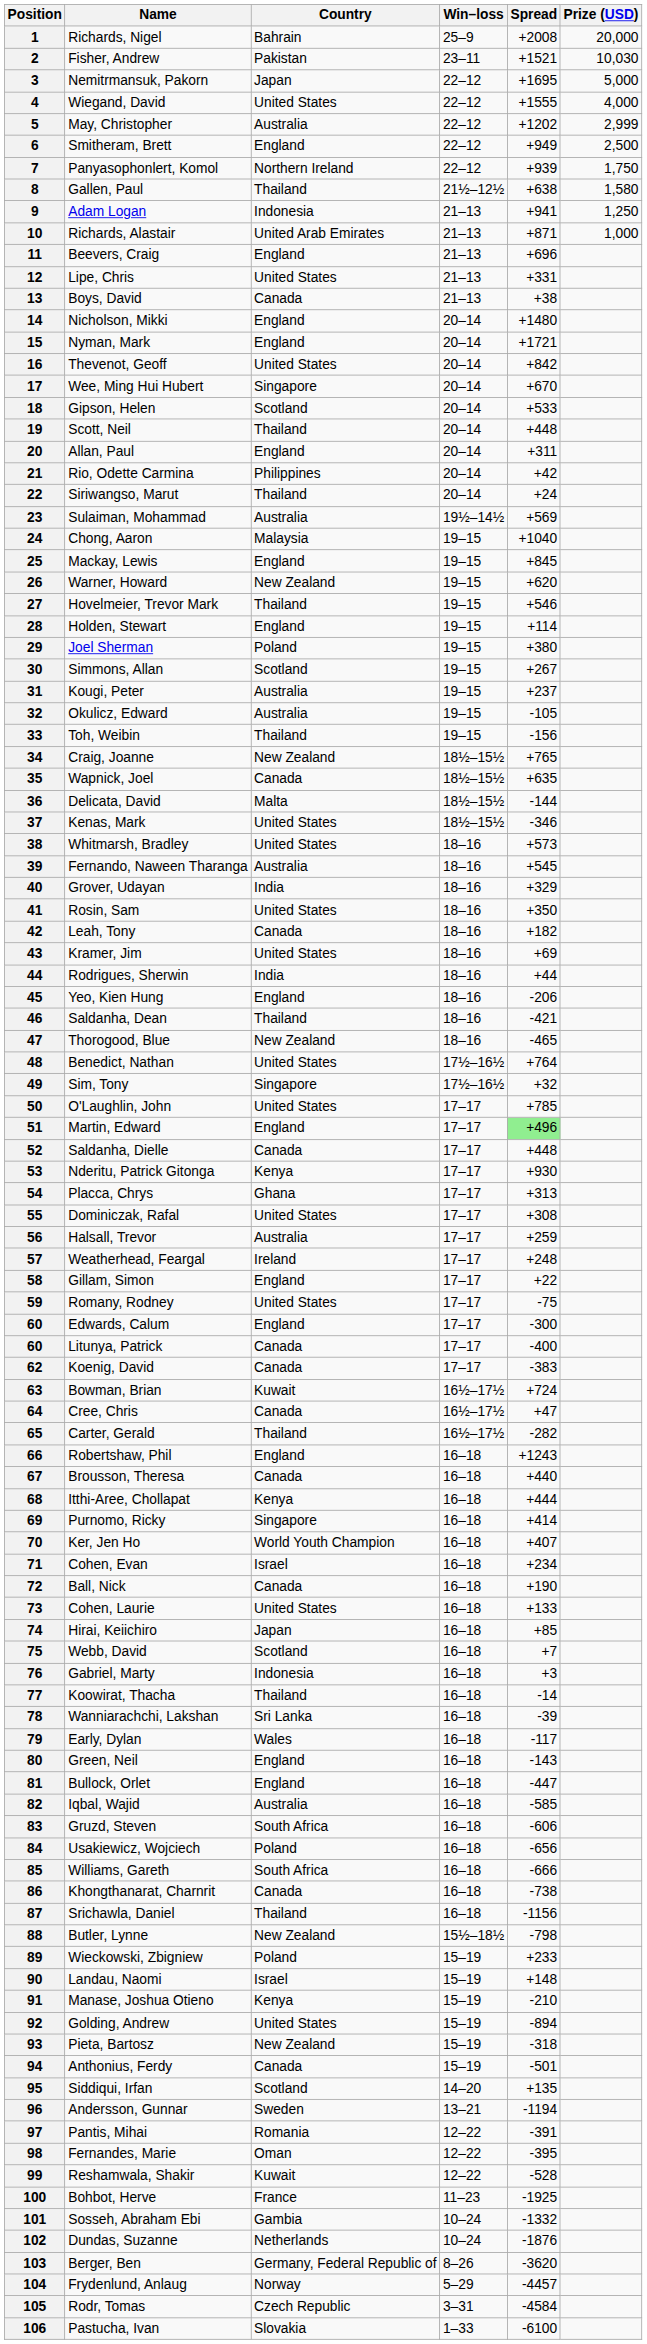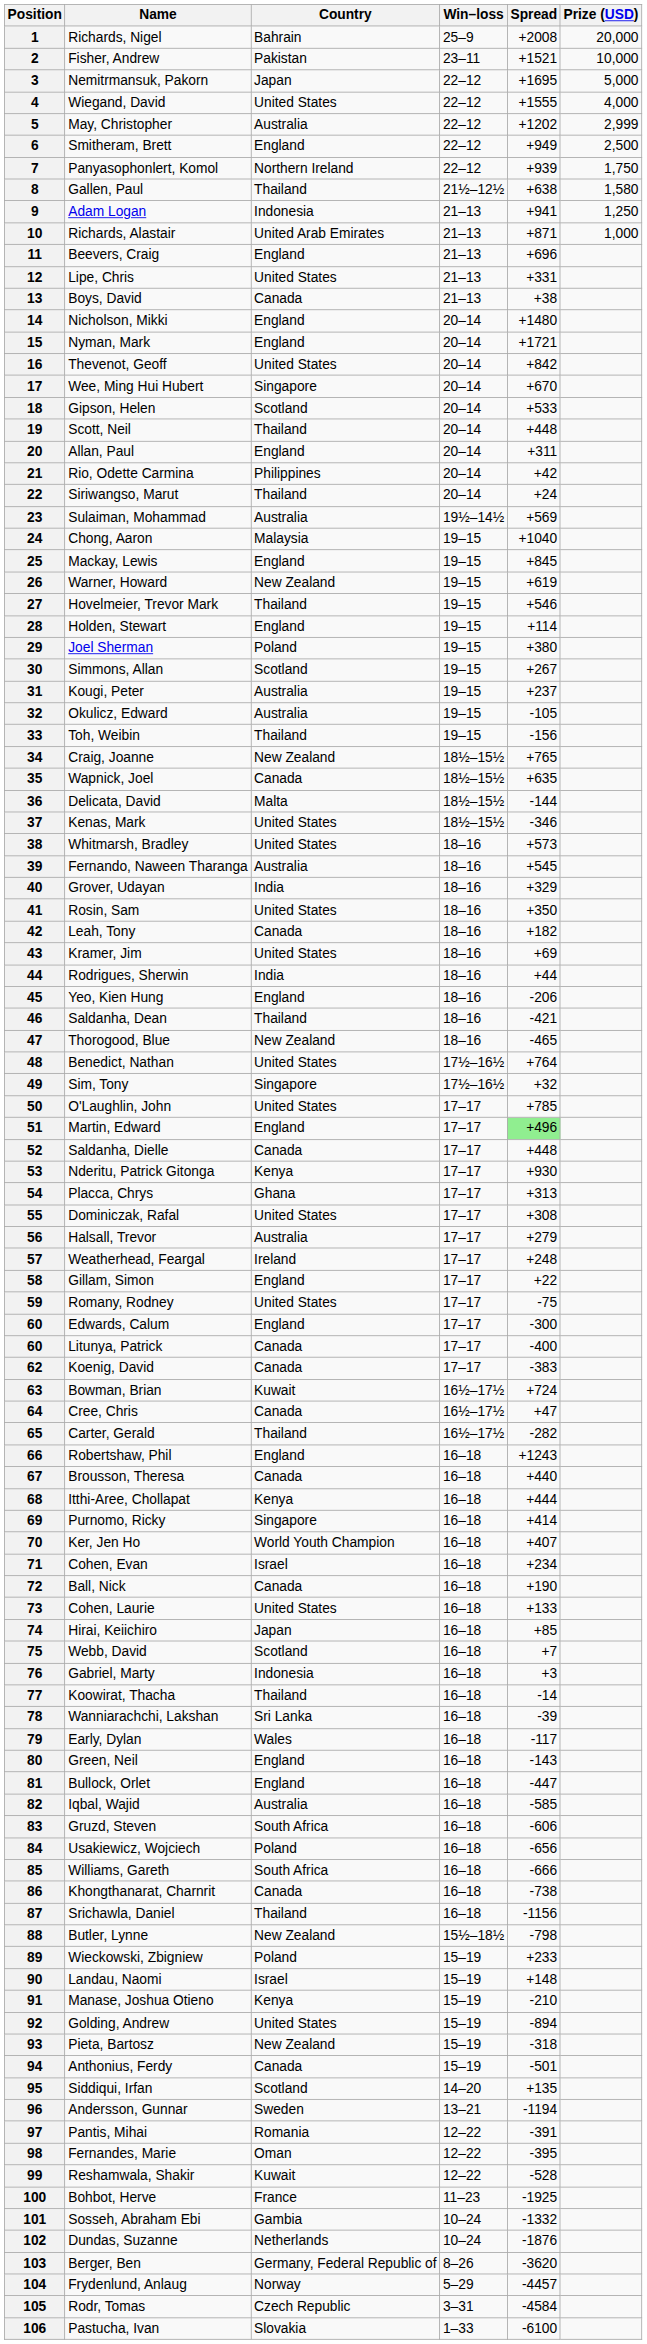(617, 59) 10,030 -> (617, 59) 10,000
(542, 582) +620 -> (542, 582) +619
(542, 1237) +259 -> (542, 1237) +279
